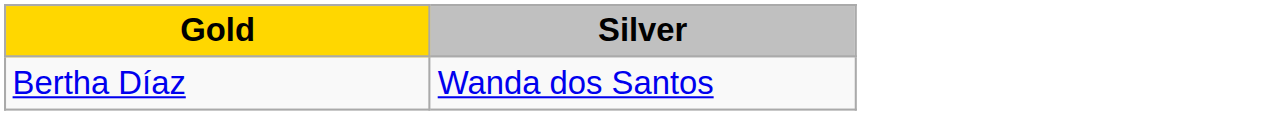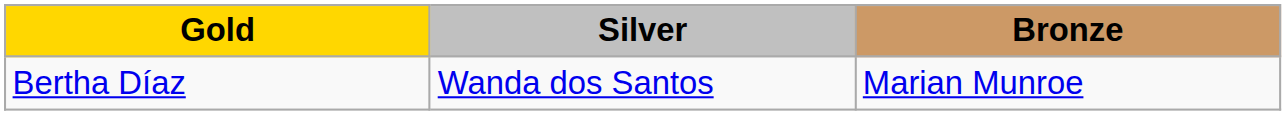+ column: (1068, 30)
